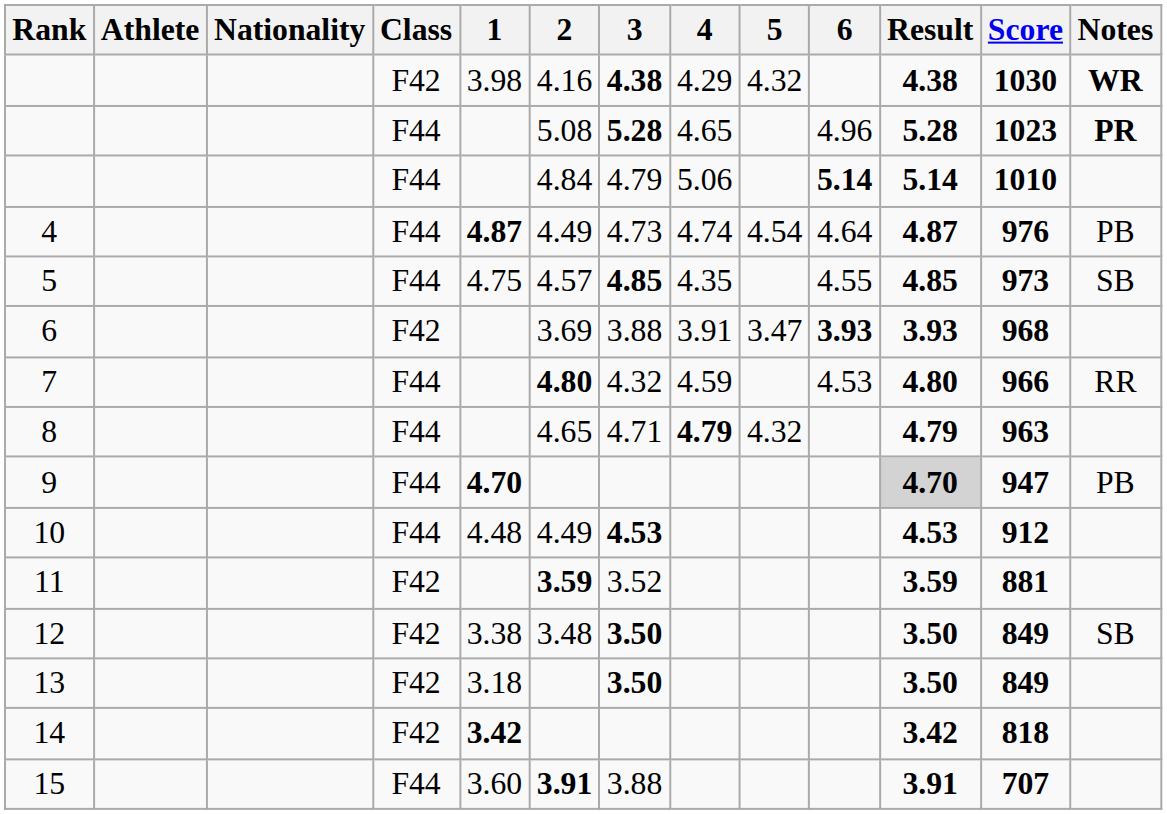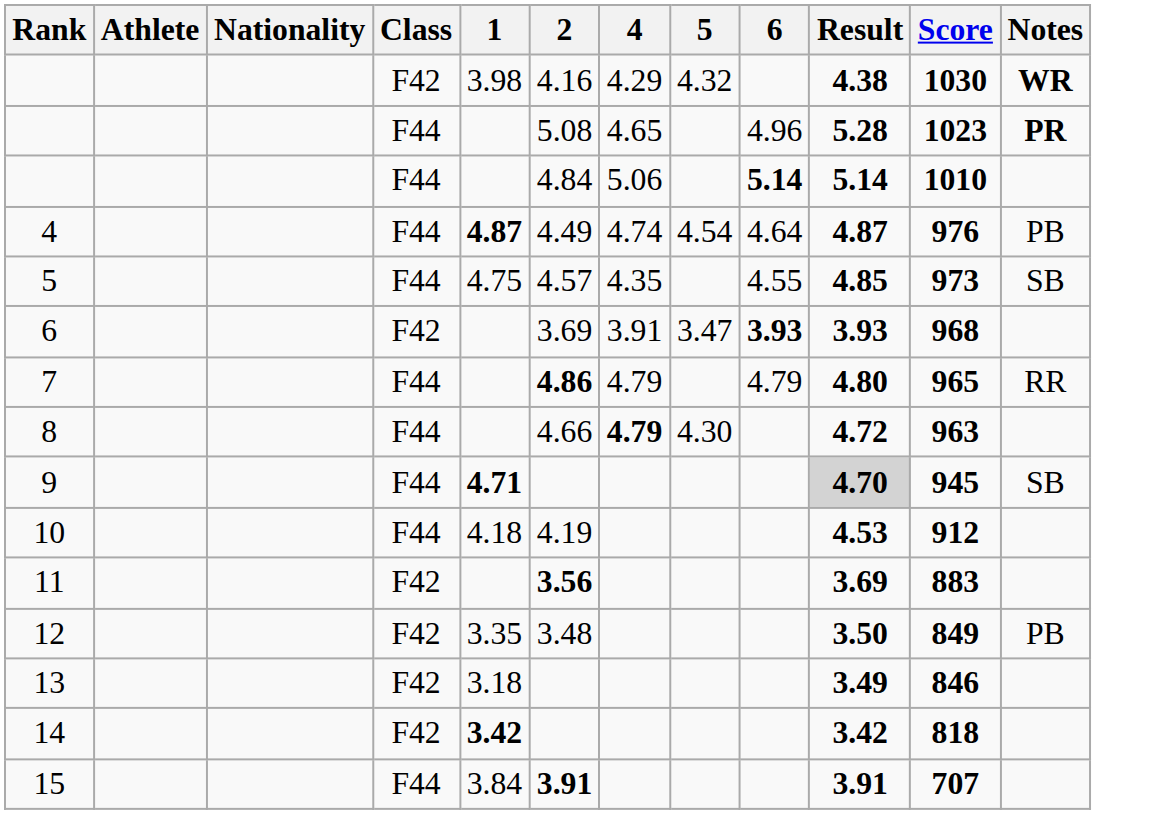- column: (635, 29)
(565, 381) 4.80 -> (565, 381) 4.86
(705, 381) 4.59 -> (635, 381) 4.79
(845, 381) 4.53 -> (775, 381) 4.79
(1025, 381) 966 -> (955, 381) 965
(565, 431) 4.65 -> (565, 431) 4.66
(775, 431) 4.32 -> (705, 431) 4.30
(930, 431) 4.79 -> (860, 431) 4.72
(494, 481) 4.70 -> (494, 481) 4.71
(1025, 481) 947 -> (955, 481) 945
(1115, 481) PB -> (1045, 481) SB
(494, 532) 4.48 -> (494, 532) 4.18
(565, 532) 4.49 -> (565, 532) 4.19
(565, 582) 3.59 -> (565, 582) 3.56
(930, 582) 3.59 -> (860, 582) 3.69
(1025, 582) 881 -> (955, 582) 883
(494, 632) 3.38 -> (494, 632) 3.35
(1115, 632) SB -> (1045, 632) PB
(930, 682) 3.50 -> (860, 682) 3.49
(1025, 682) 849 -> (955, 682) 846
(494, 783) 3.60 -> (494, 783) 3.84
